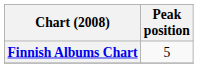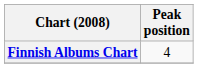(167, 52) 5 -> (167, 52) 4
